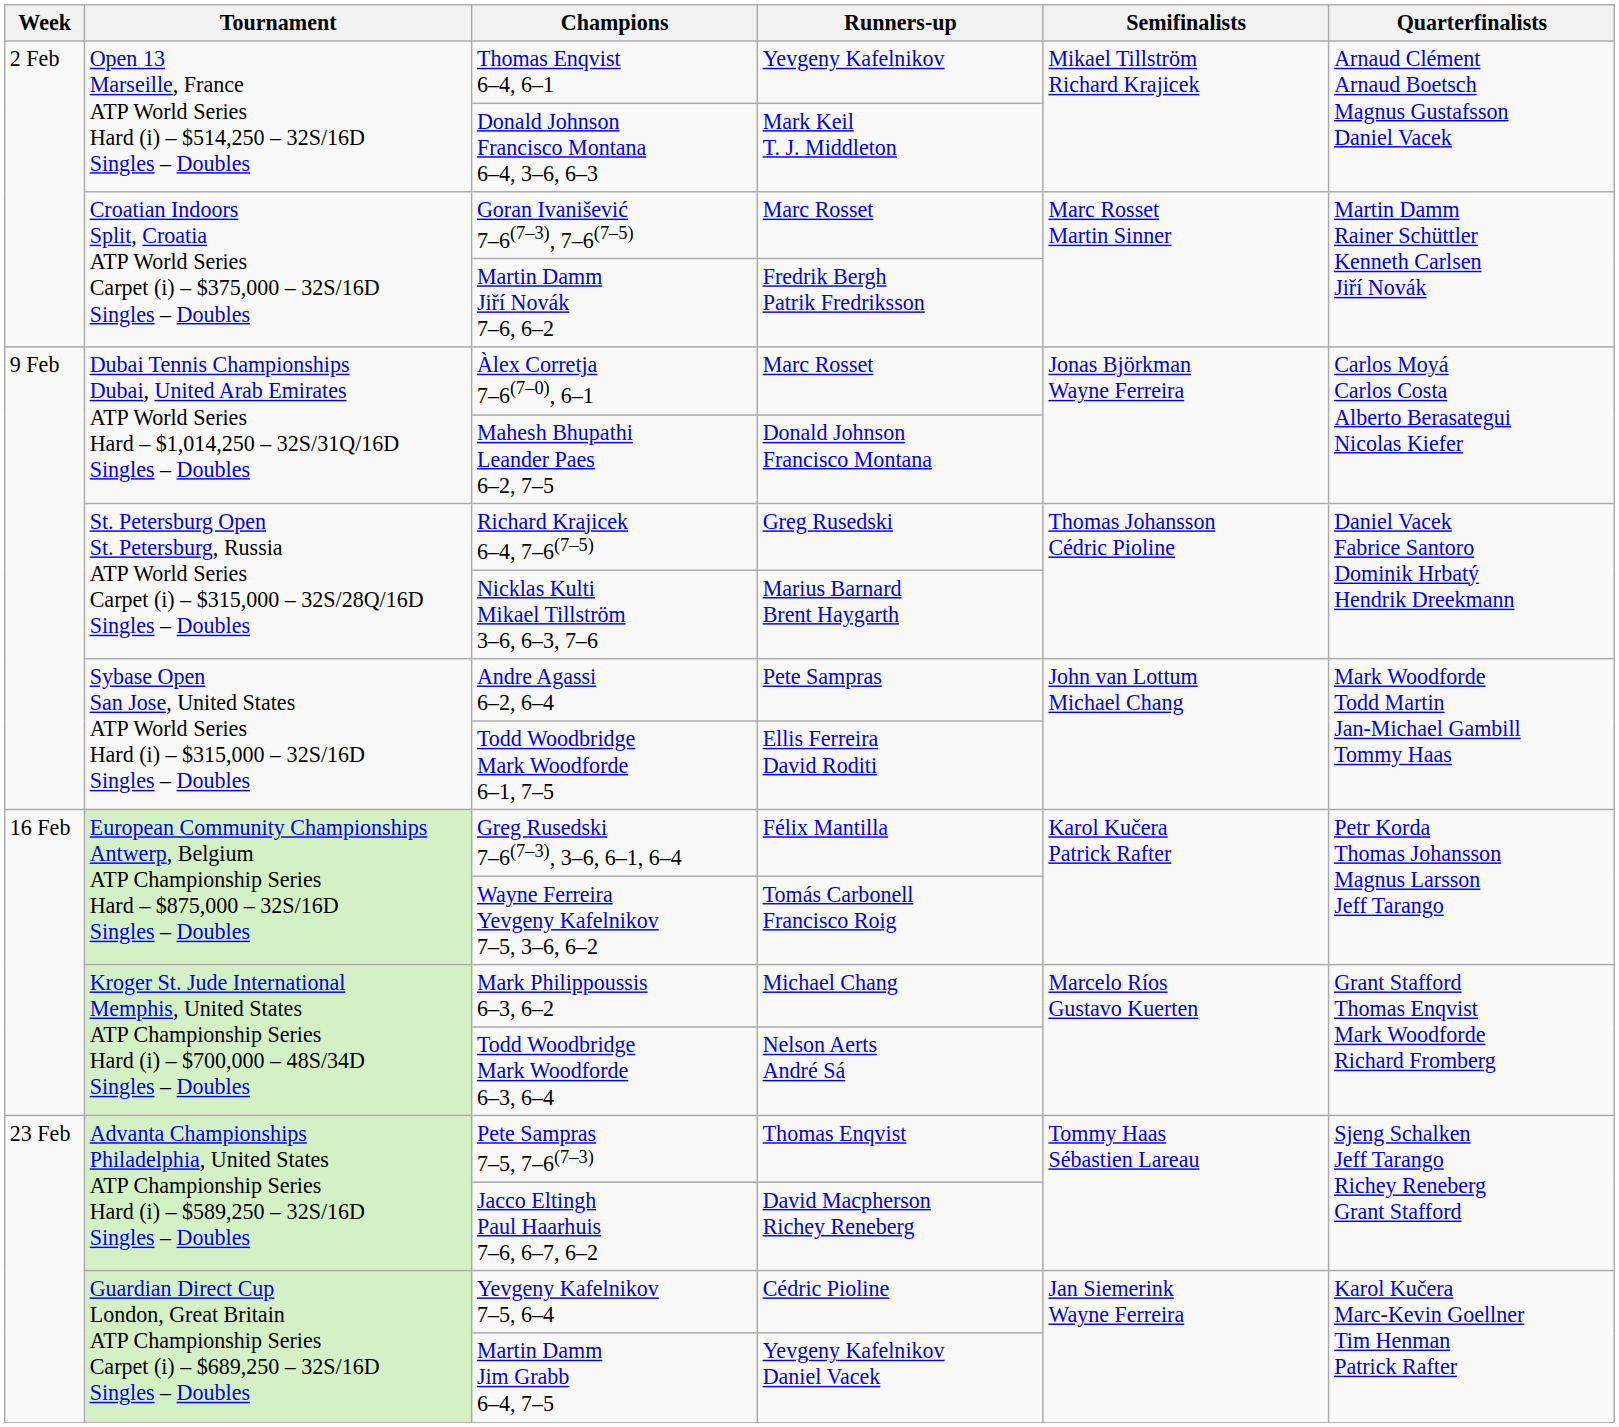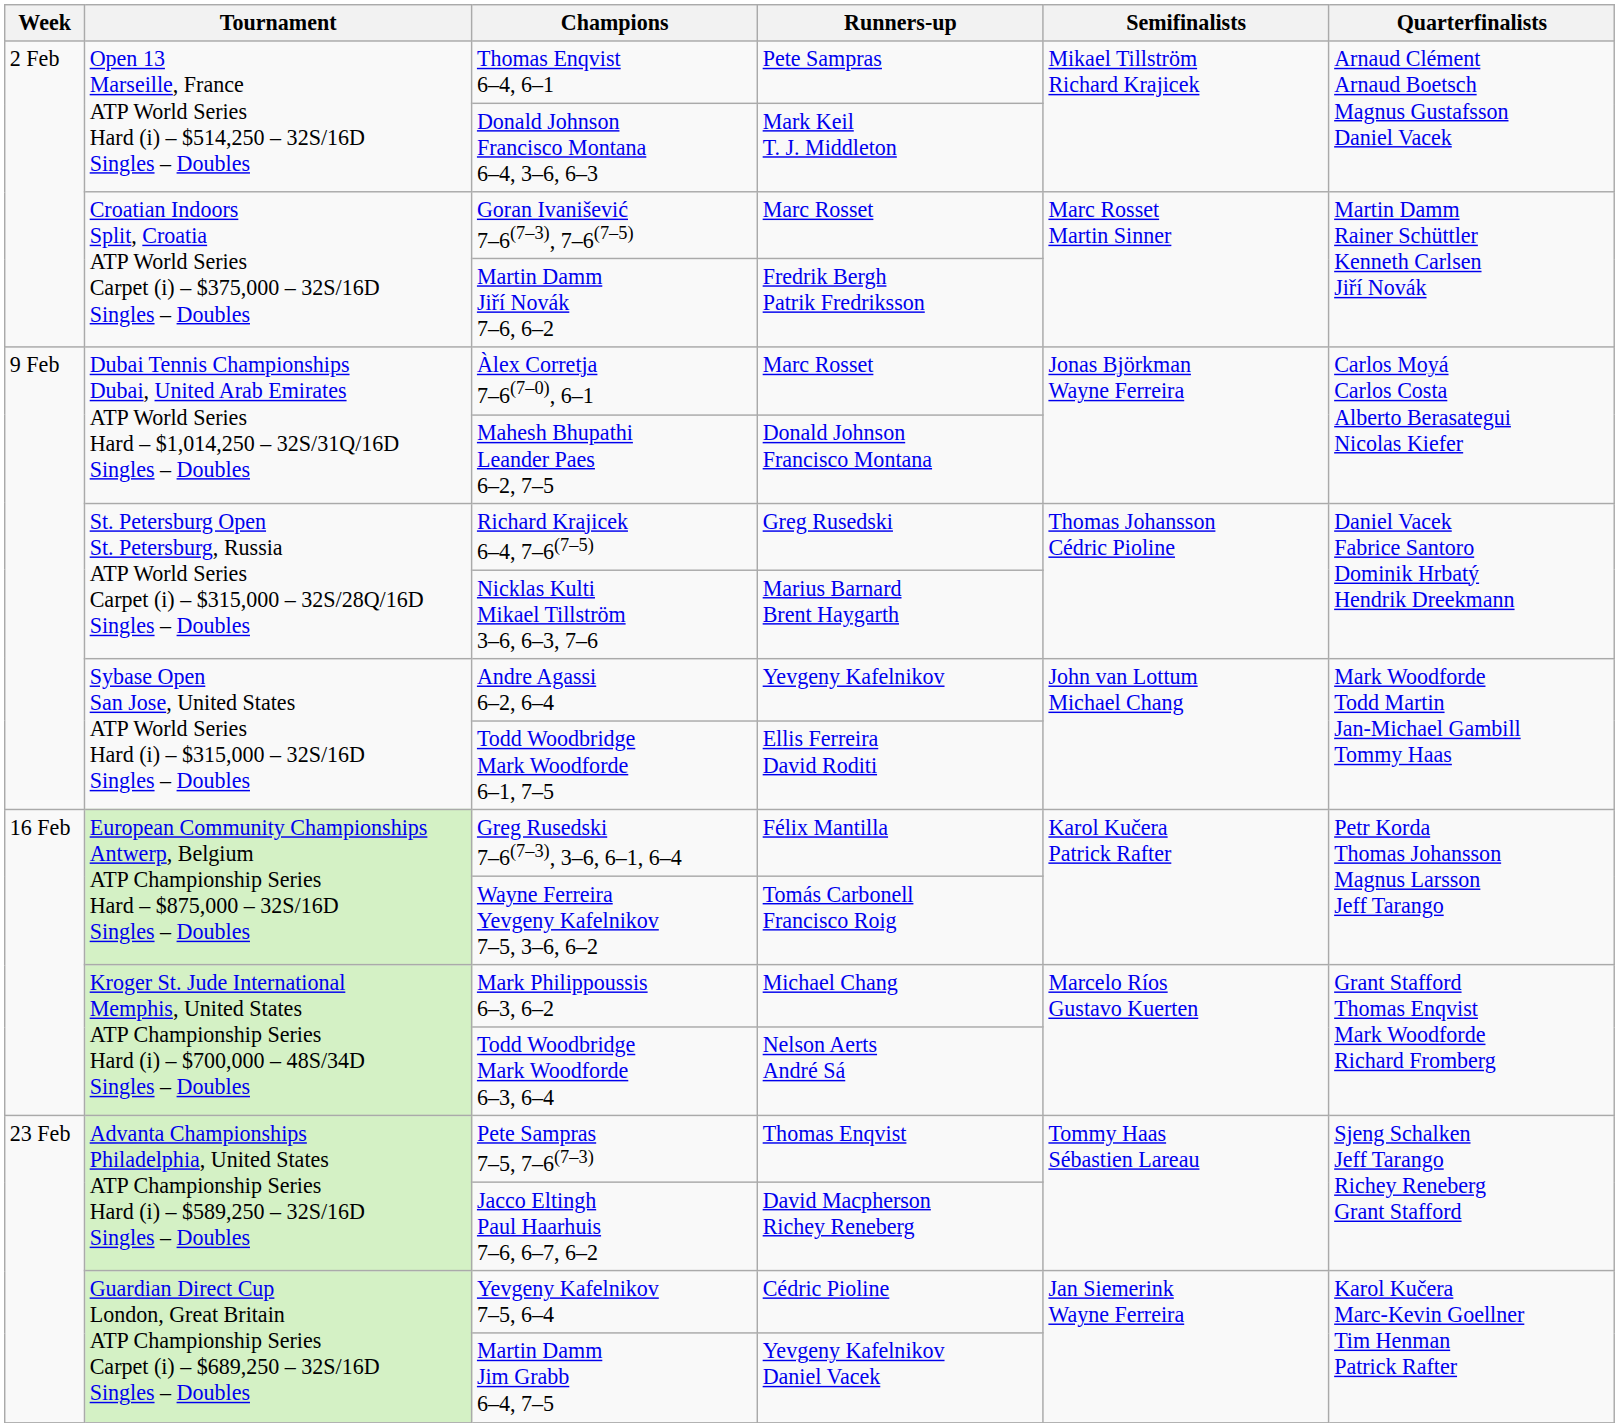(854, 59) Yevgeny Kafelnikov -> (822, 59) Pete Sampras
(822, 676) Pete Sampras -> (854, 676) Yevgeny Kafelnikov
